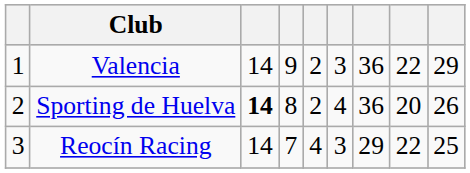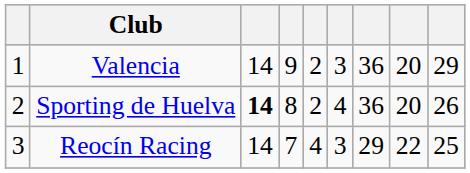(409, 65) 22 -> (409, 65) 20
